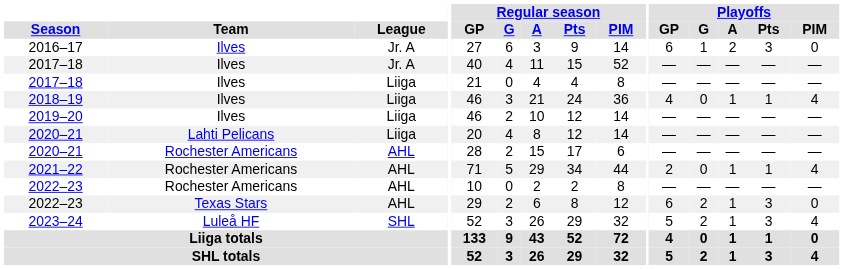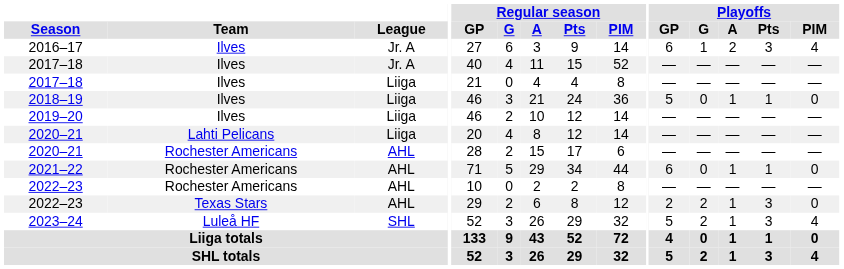(815, 47) 0 -> (815, 47) 4
(669, 99) 4 -> (669, 99) 5
(815, 99) 4 -> (815, 99) 0
(669, 169) 2 -> (669, 169) 6
(815, 169) 4 -> (815, 169) 0
(669, 204) 6 -> (669, 204) 2
